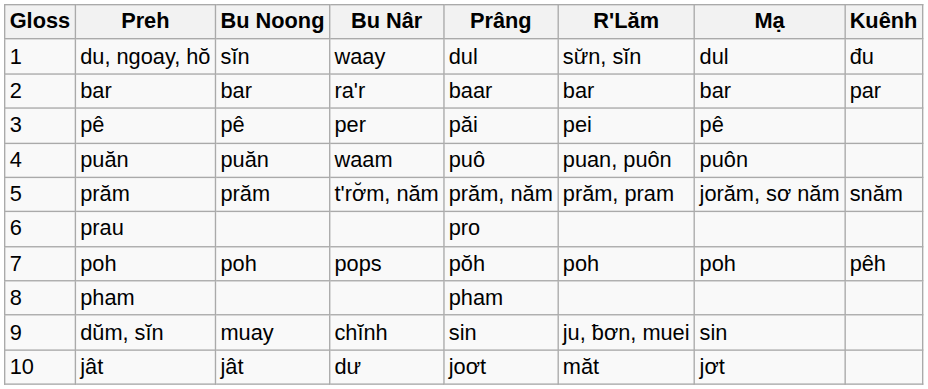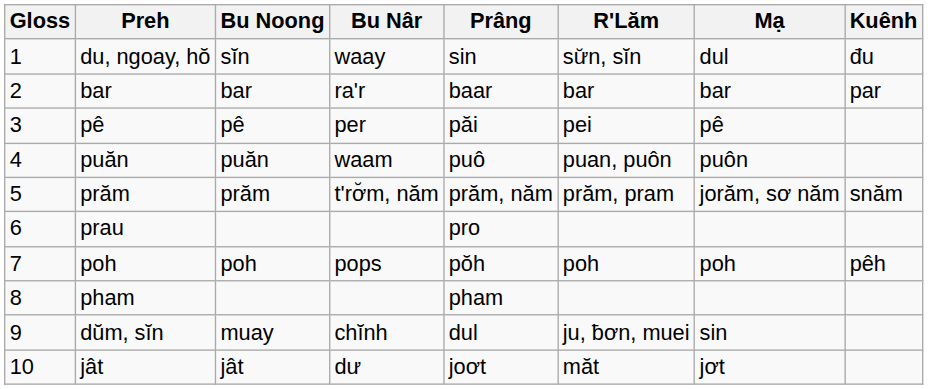(463, 56) dul -> (463, 56) sin
(463, 332) sin -> (463, 332) dul
